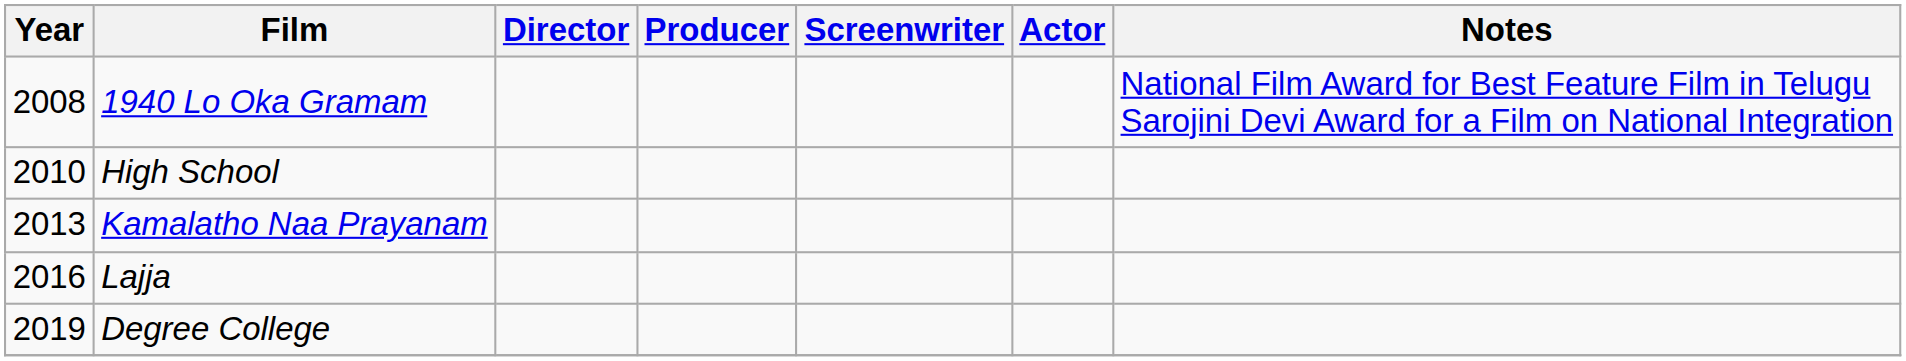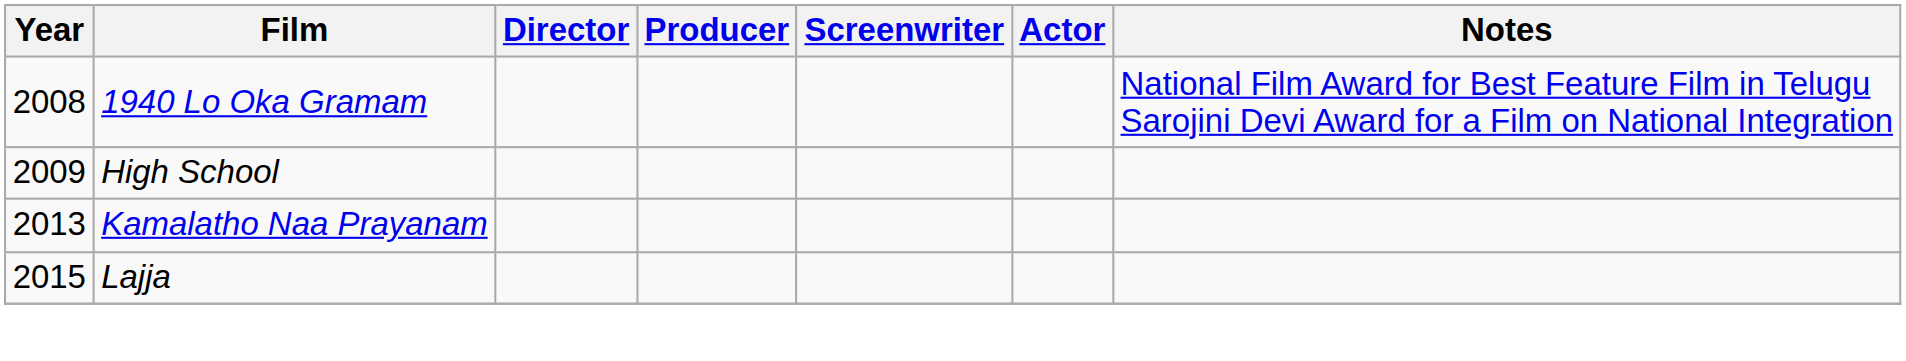(49, 172) 2010 -> (49, 172) 2009
(49, 276) 2016 -> (49, 276) 2015
- row: (216, 329)
